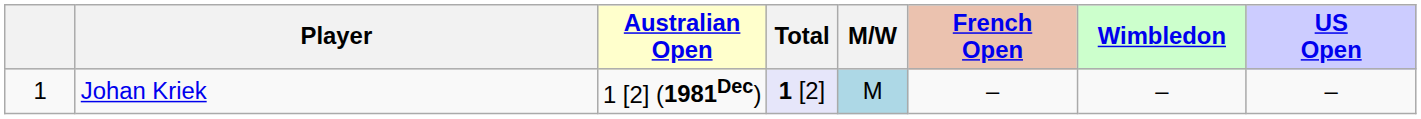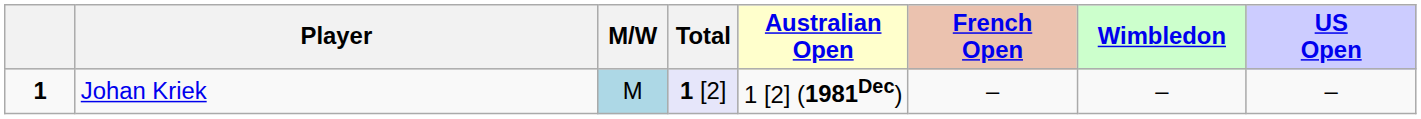columns swapped: (873, 36) <-> (682, 36)
(40, 91) normal -> (40, 91) bold
